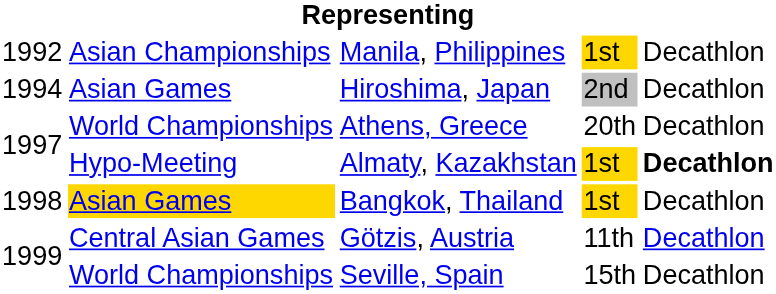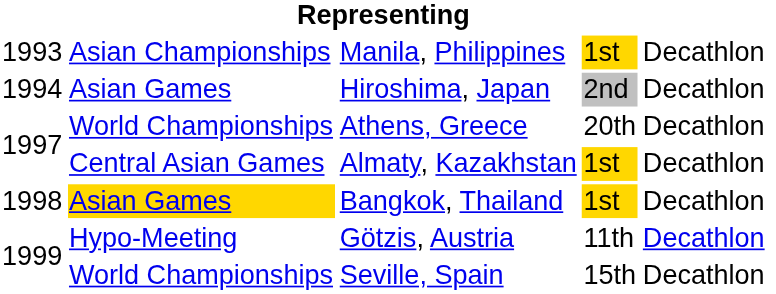(32, 52) 1992 -> (32, 52) 1993
(153, 163) Hypo-Meeting -> (197, 163) Central Asian Games
(708, 163) bold -> (704, 163) normal
(197, 238) Central Asian Games -> (153, 238) Hypo-Meeting
